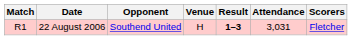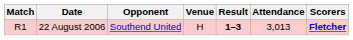(278, 27) 3,031 -> (278, 27) 3,013
(327, 27) normal -> (328, 27) bold
